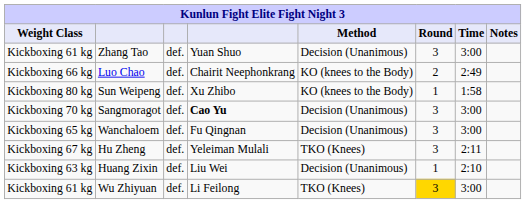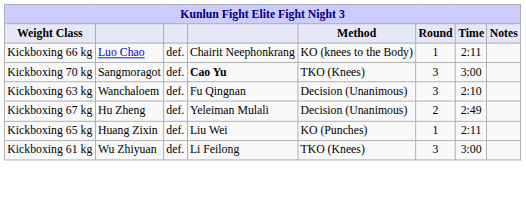- row: (123, 52)
(436, 72) 2 -> (436, 52) 1
(471, 72) 2:49 -> (471, 52) 2:11
- row: (129, 91)
(354, 111) Decision (Unanimous) -> (333, 72) TKO (Knees)
(50, 130) Kickboxing 65 kg -> (50, 91) Kickboxing 63 kg
(471, 130) 3:00 -> (471, 91) 2:10
(333, 149) TKO (Knees) -> (354, 111) Decision (Unanimous)
(436, 149) 3 -> (436, 111) 2
(471, 149) 2:11 -> (471, 111) 2:49
(50, 169) Kickboxing 63 kg -> (50, 130) Kickboxing 65 kg
(354, 169) Decision (Unanimous) -> (334, 130) KO (Punches)
(471, 169) 2:10 -> (471, 130) 2:11
(436, 188) gold background -> (436, 149) no background
